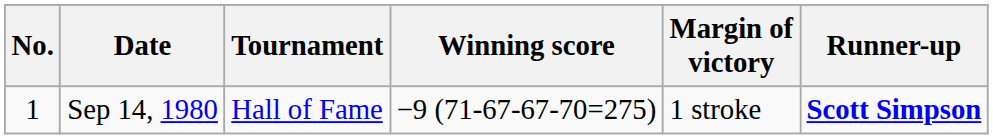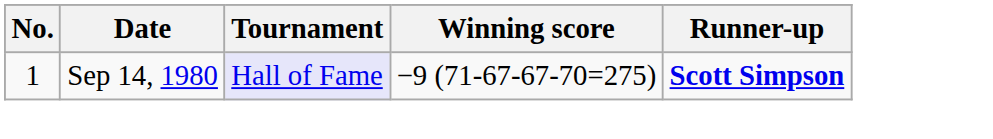- column: (731, 45)
(307, 109) no background -> (307, 75) lavender background
